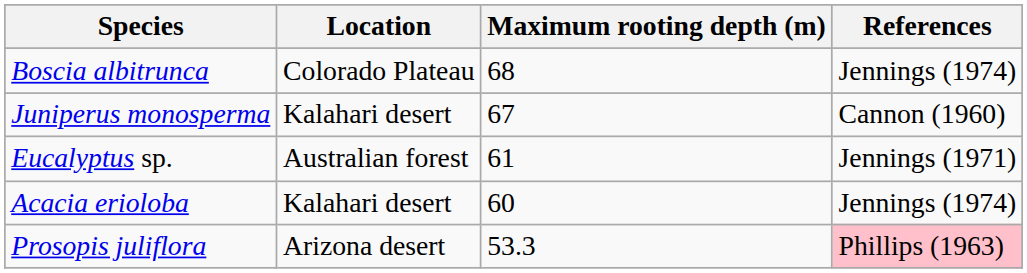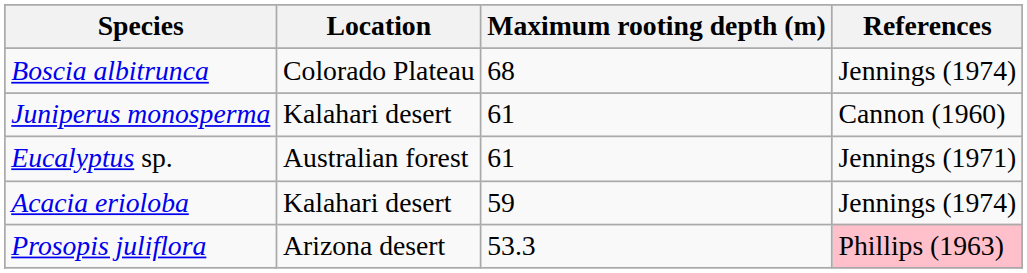(501, 114) 67 -> (501, 114) 61
(501, 202) 60 -> (501, 202) 59
